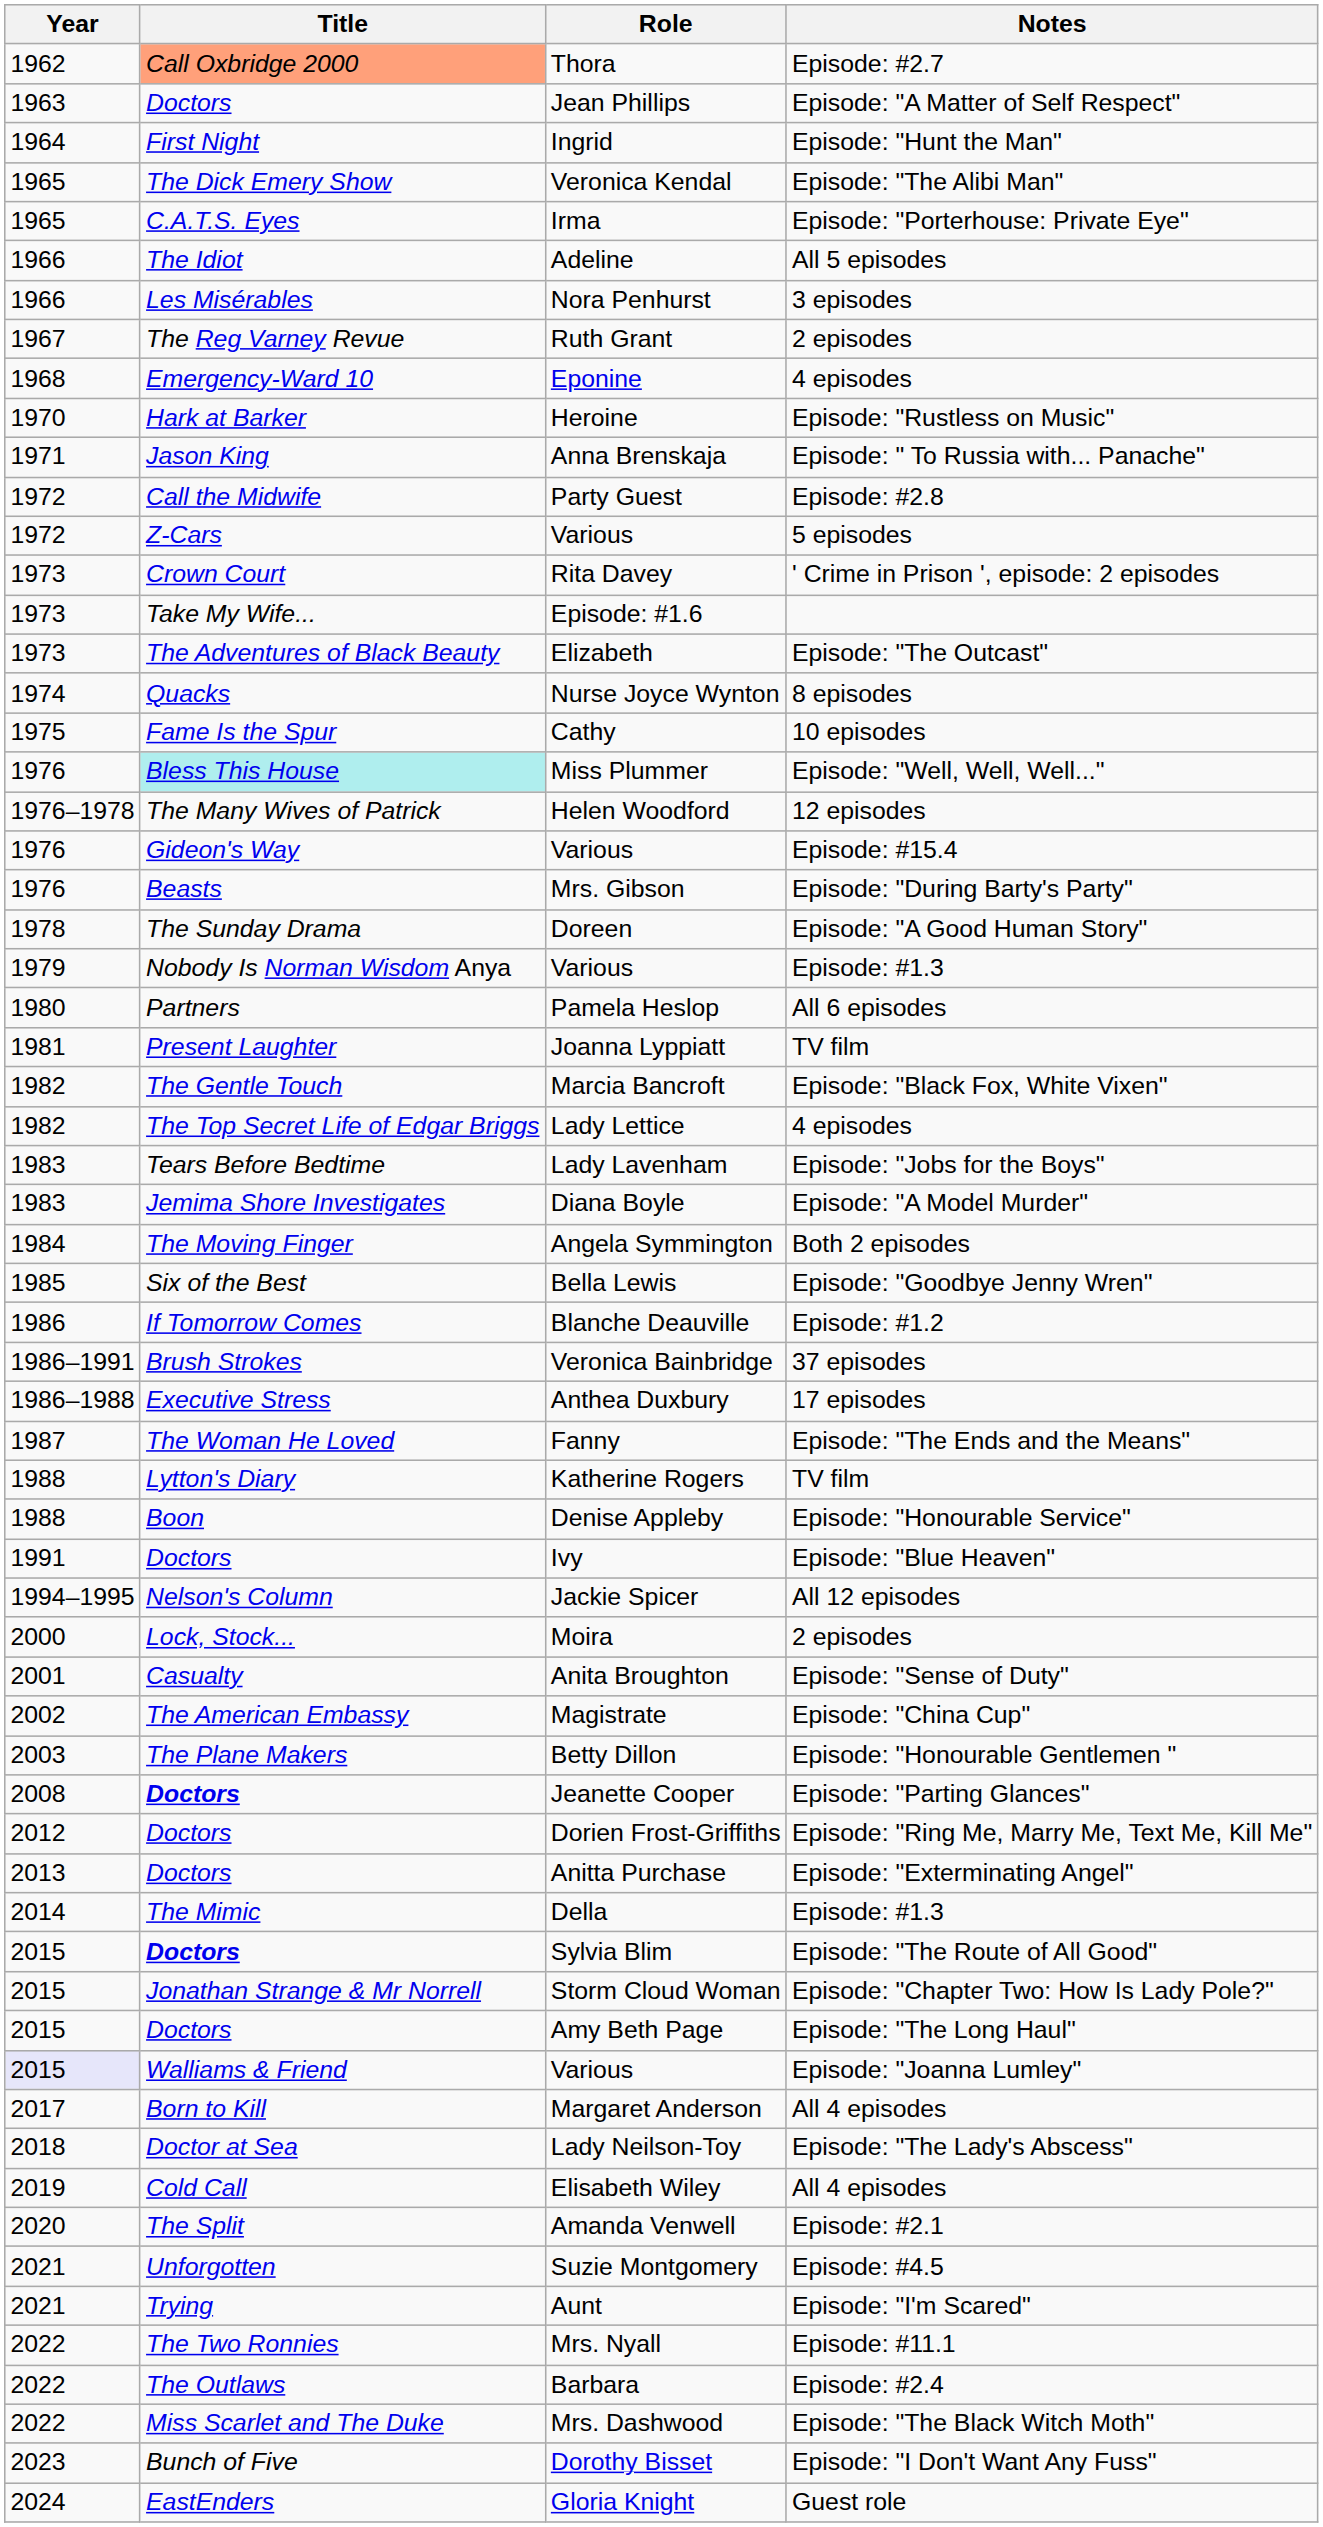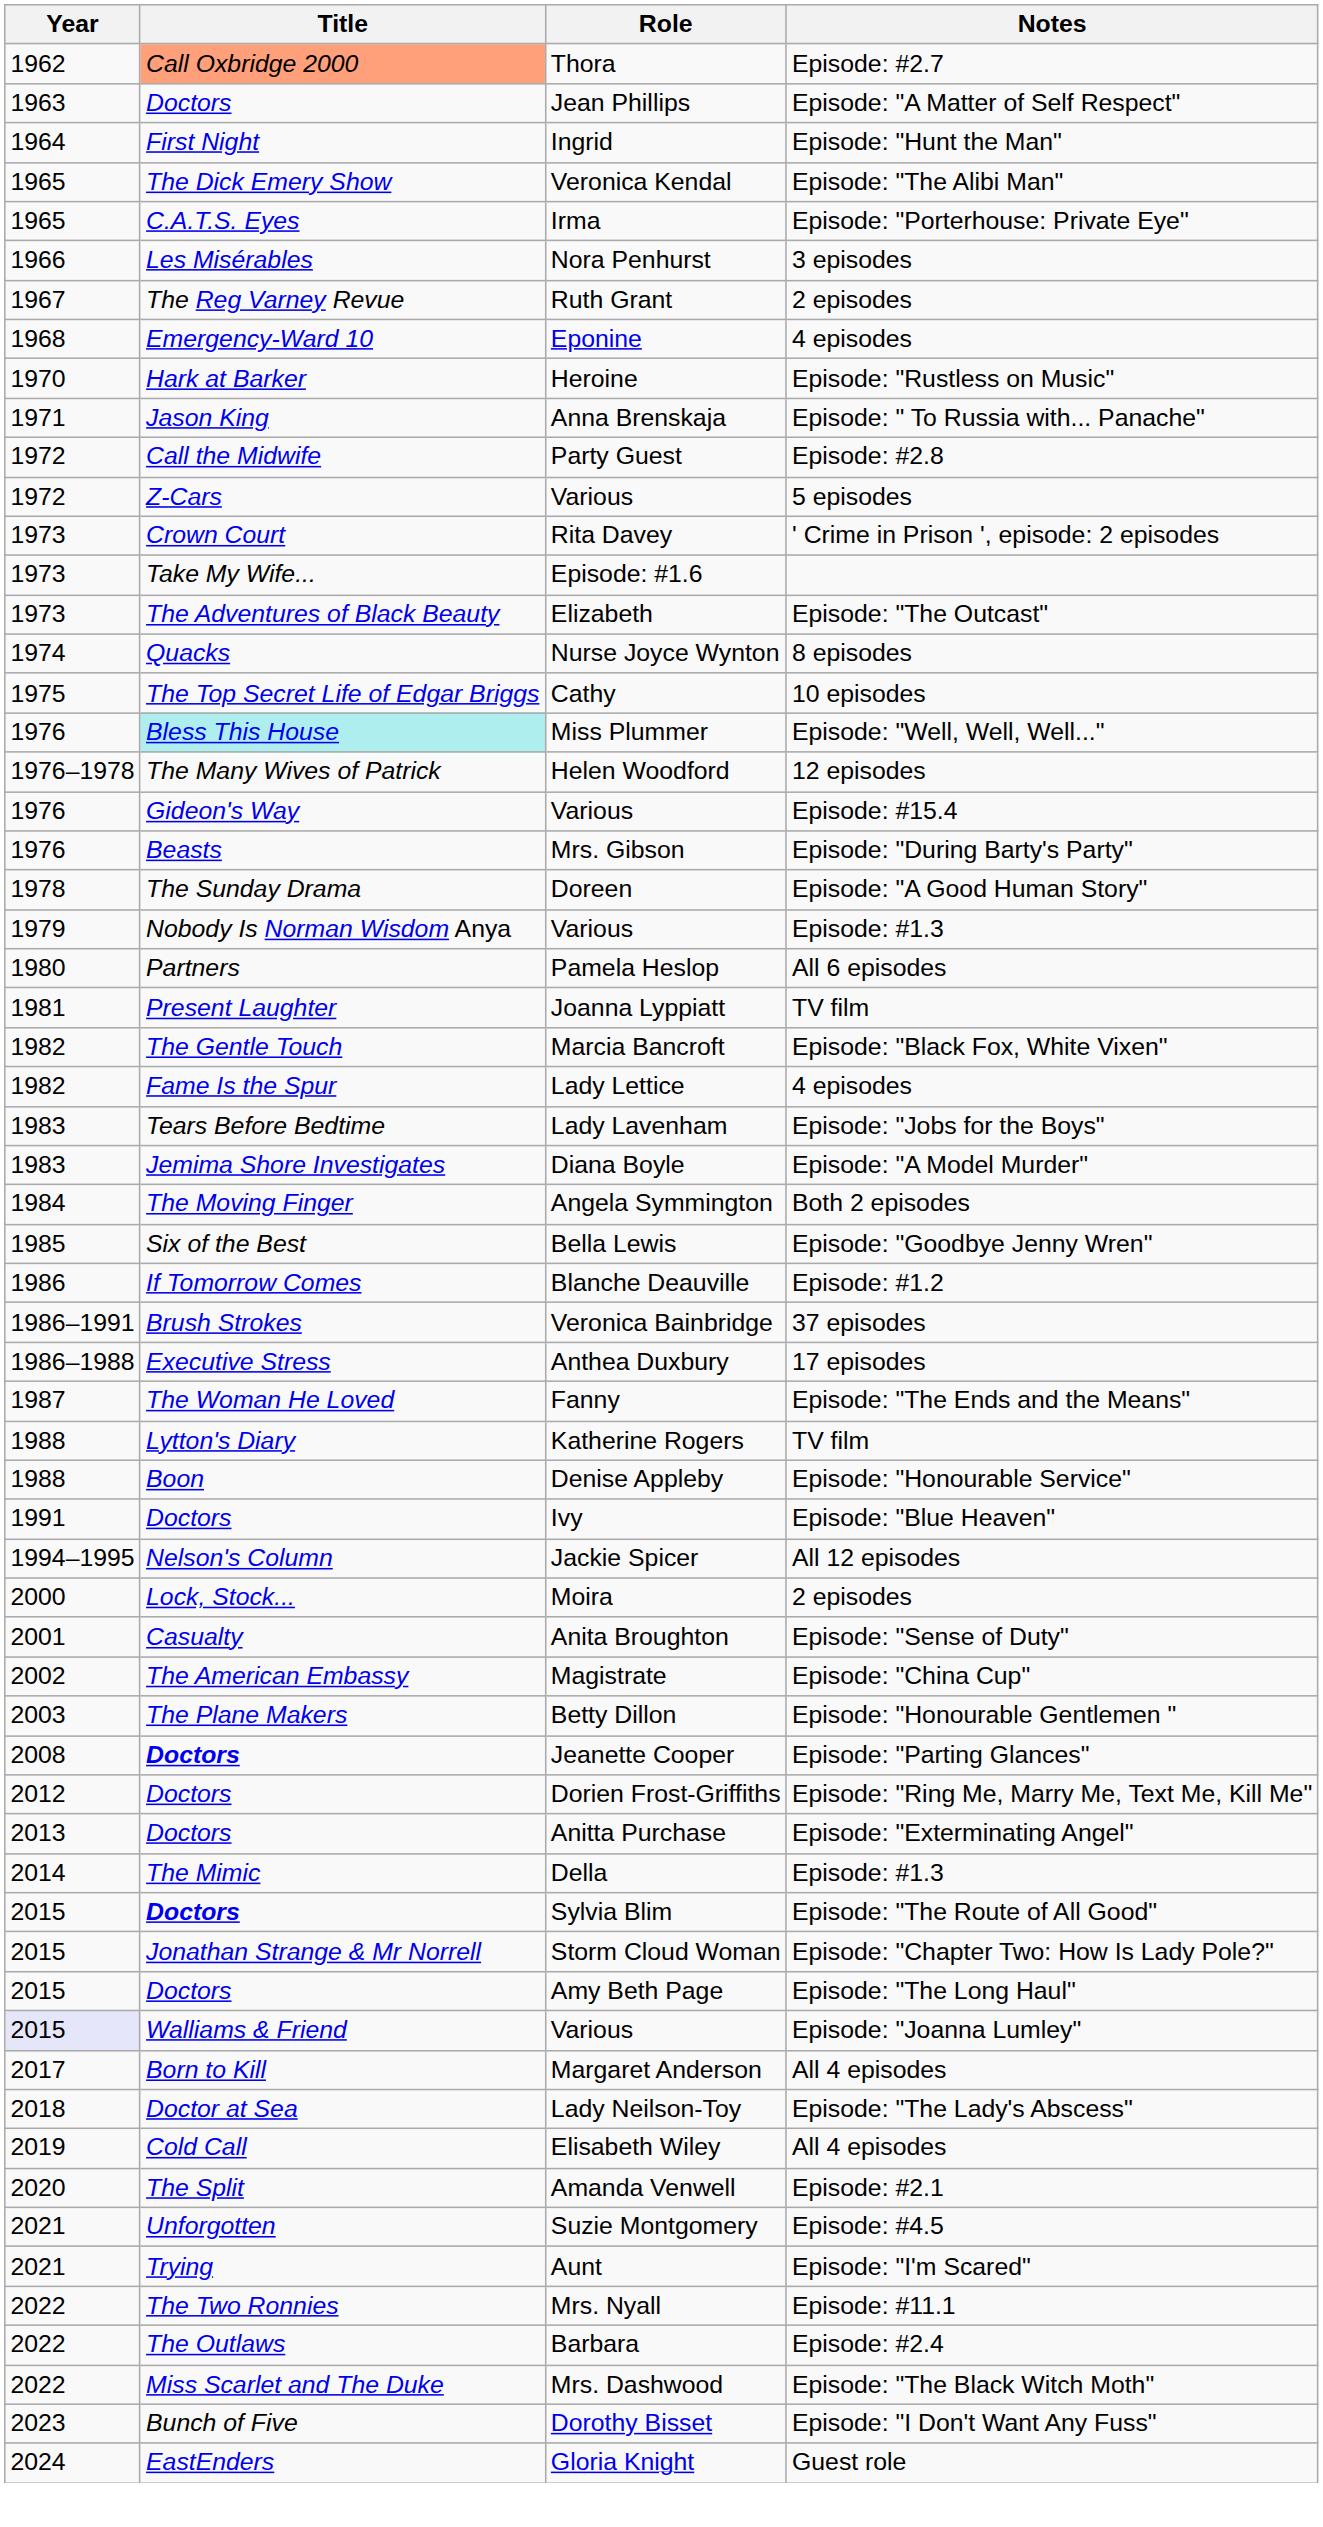- row: (592, 260)
(241, 732) Fame Is the Spur -> (343, 692) The Top Secret Life of Edgar Briggs
(343, 1125) The Top Secret Life of Edgar Briggs -> (241, 1086) Fame Is the Spur
